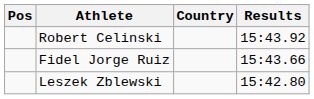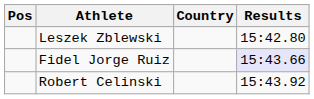rows swapped: (100, 82) <-> (100, 38)
(273, 60) no background -> (273, 60) lavender background
